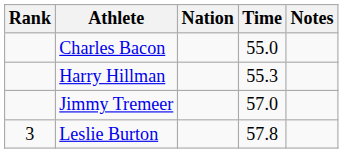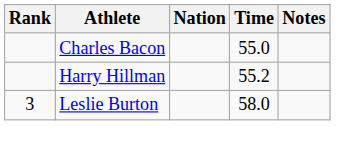(262, 76) 55.3 -> (254, 76) 55.2
- row: (116, 104)
(262, 133) 57.8 -> (254, 104) 58.0
